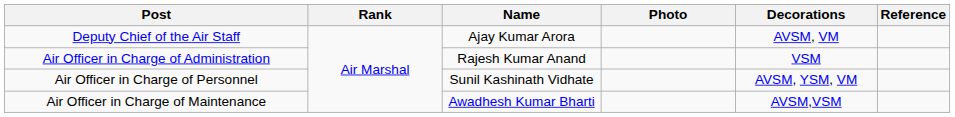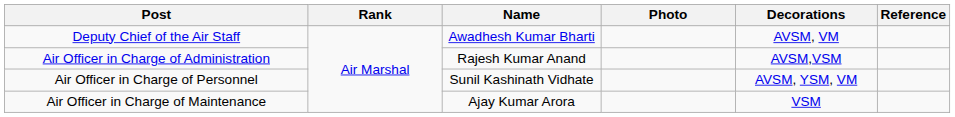(522, 36) Ajay Kumar Arora -> (522, 36) Awadhesh Kumar Bharti
(806, 58) VSM -> (806, 58) AVSM,VSM
(522, 101) Awadhesh Kumar Bharti -> (522, 101) Ajay Kumar Arora
(806, 101) AVSM,VSM -> (806, 101) VSM
